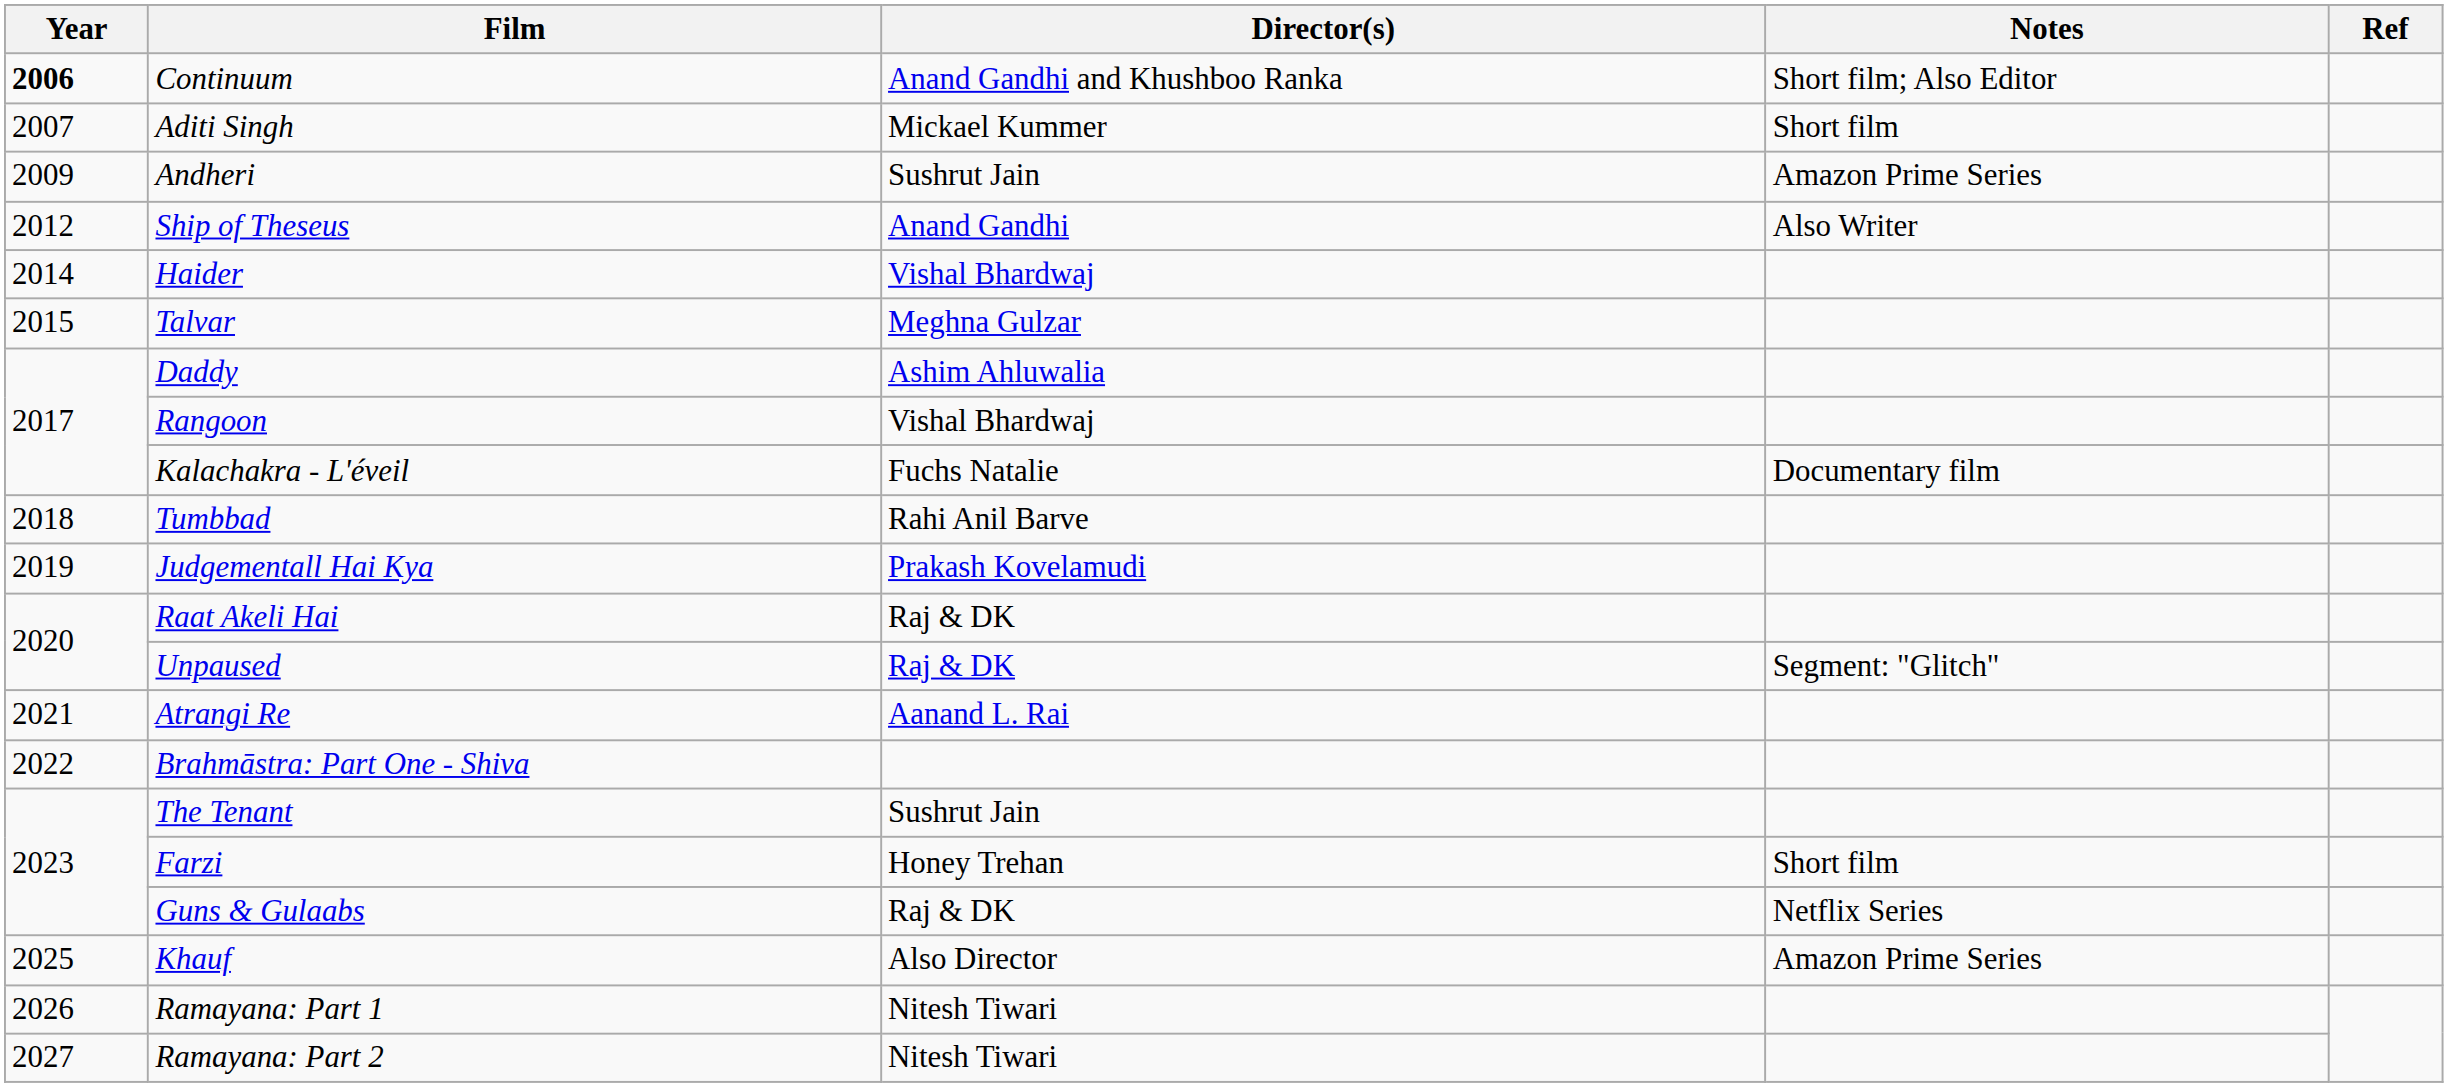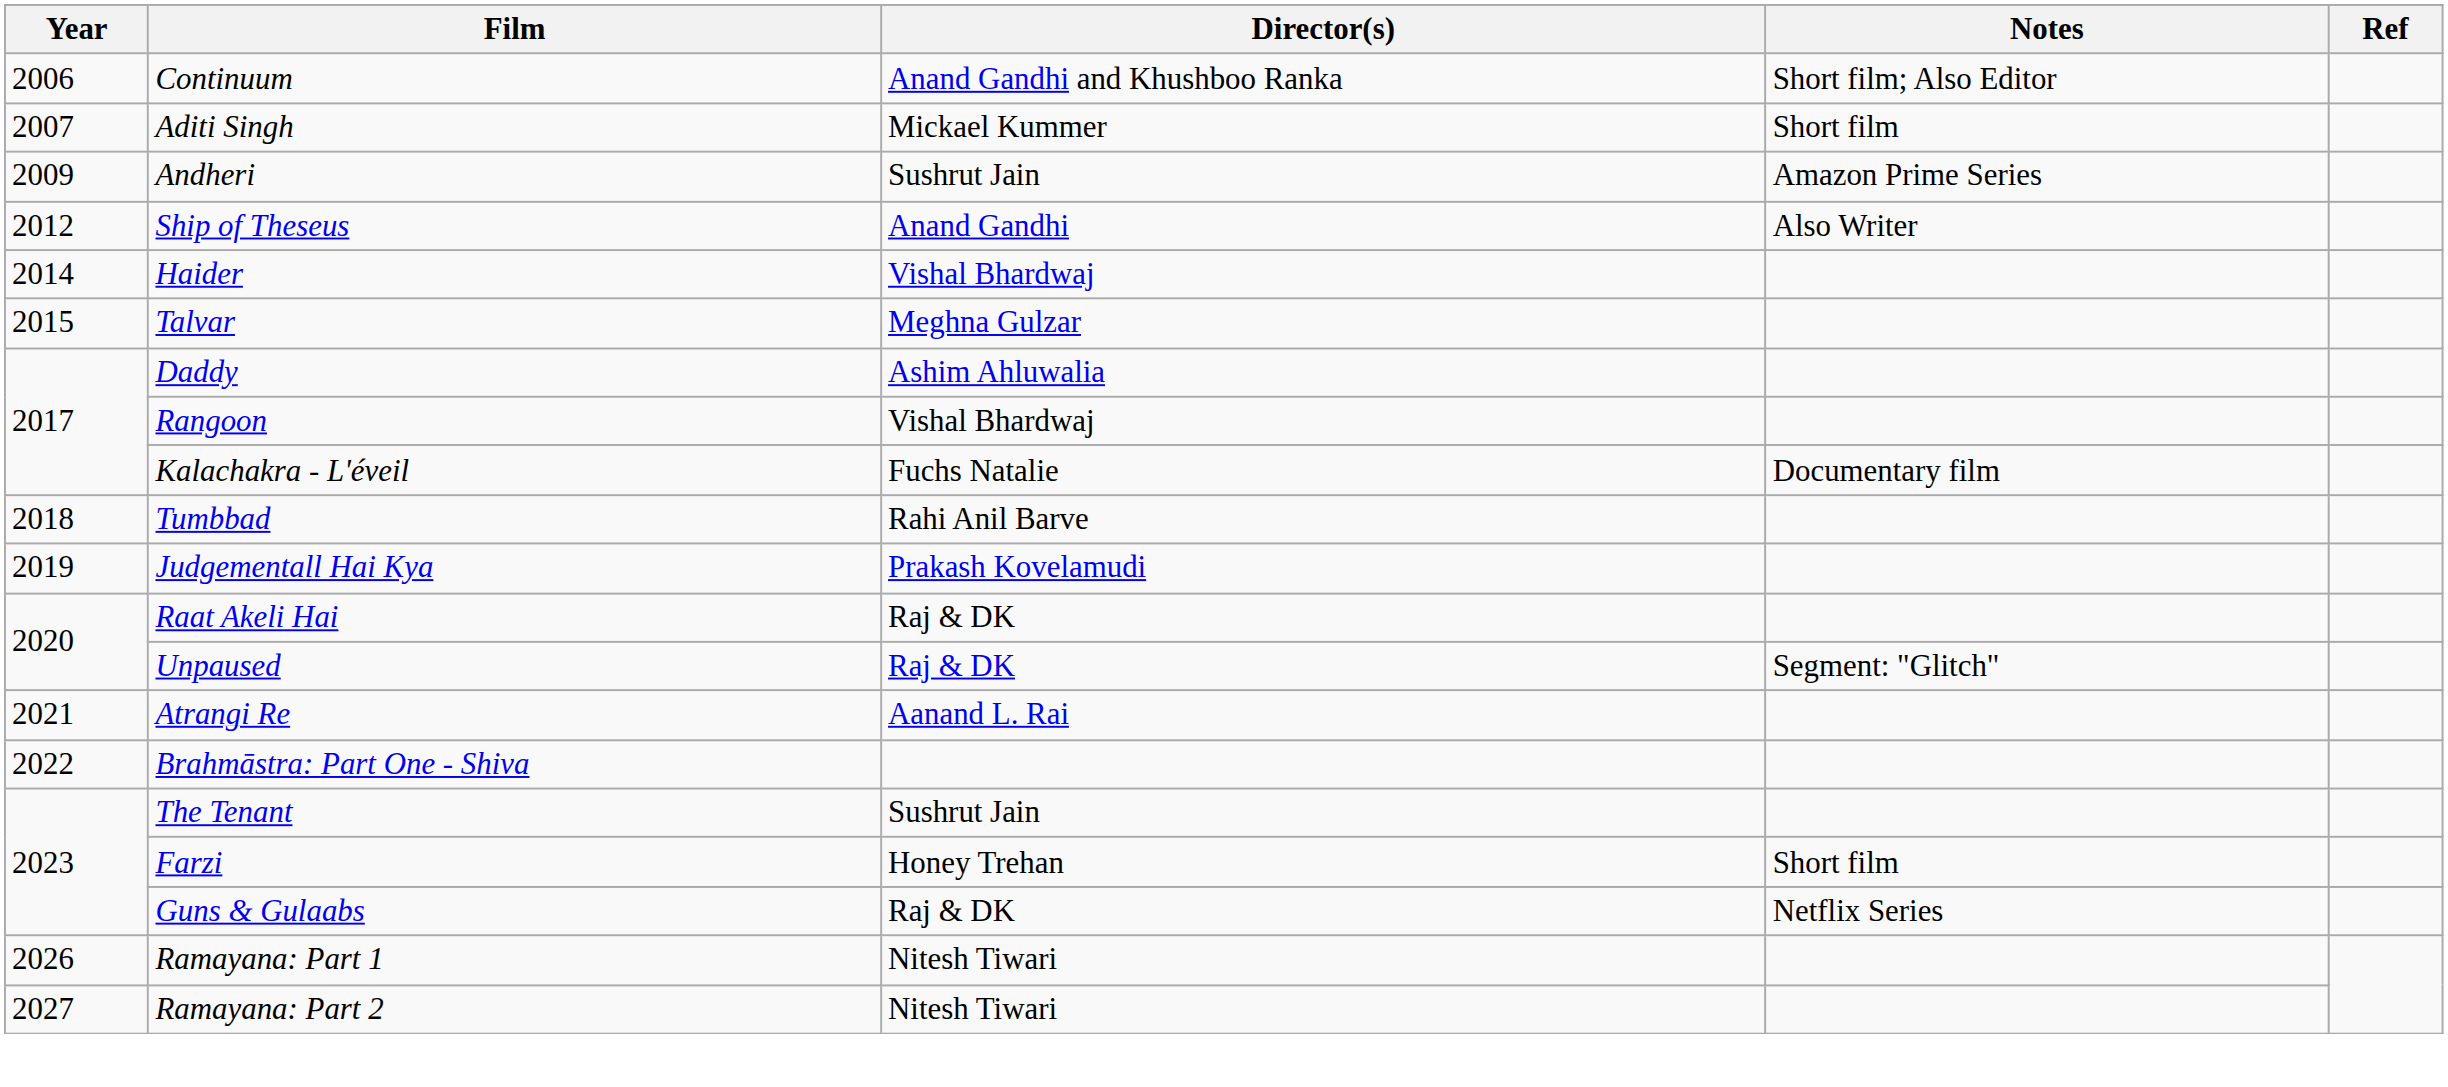(43, 77) bold -> (43, 77) normal
- row: (193, 959)
